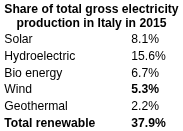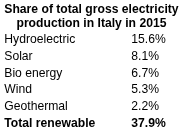rows swapped: (40, 56) <-> (18, 39)
(145, 89) bold -> (145, 89) normal
